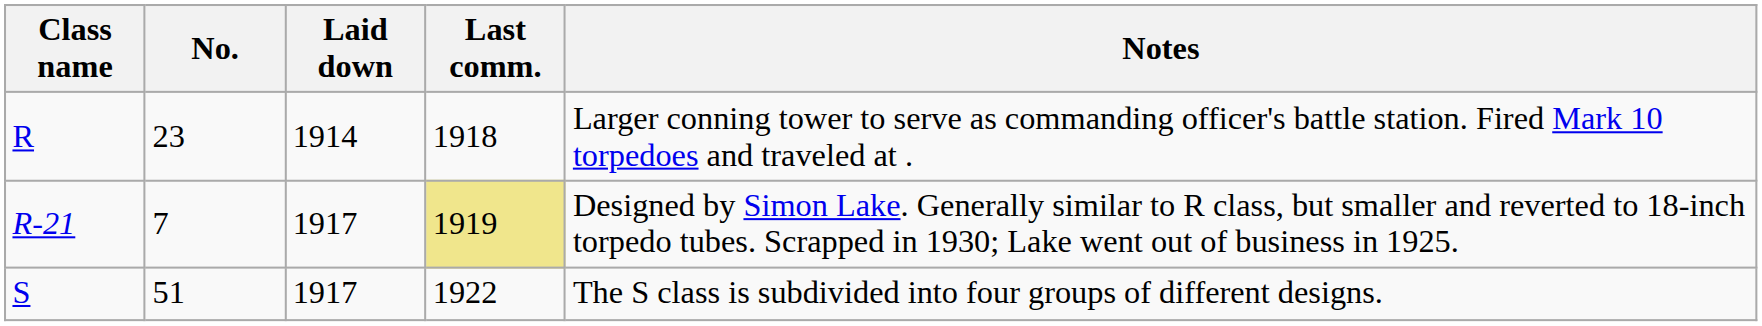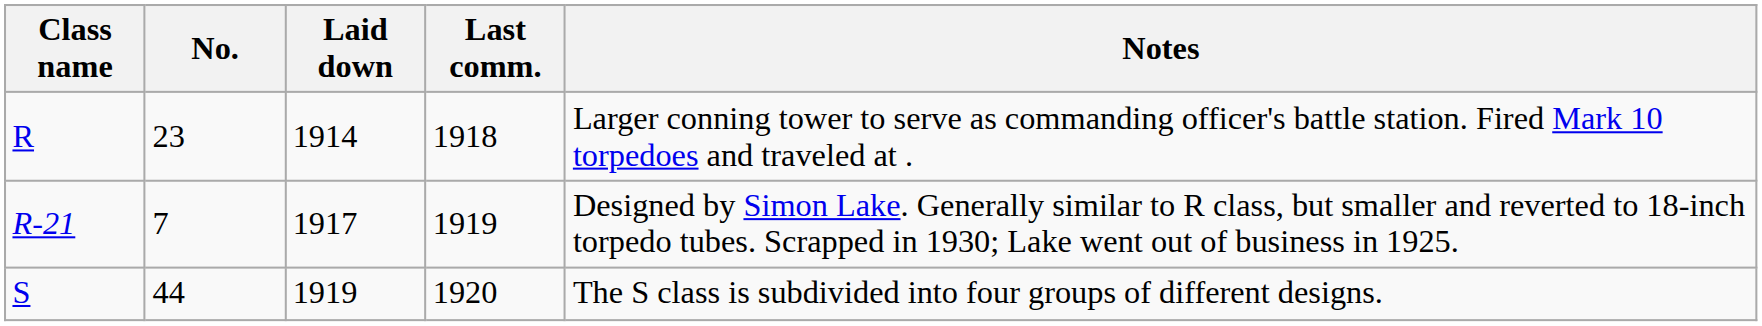(465, 223) khaki background -> (465, 223) no background
(169, 292) 51 -> (169, 292) 44
(325, 292) 1917 -> (325, 292) 1919
(465, 292) 1922 -> (465, 292) 1920
